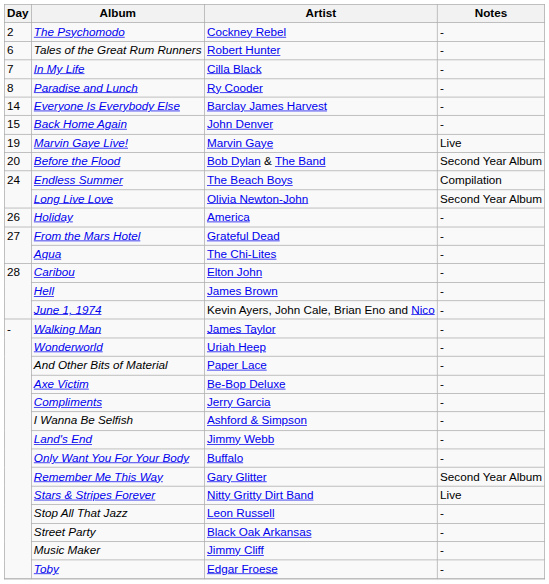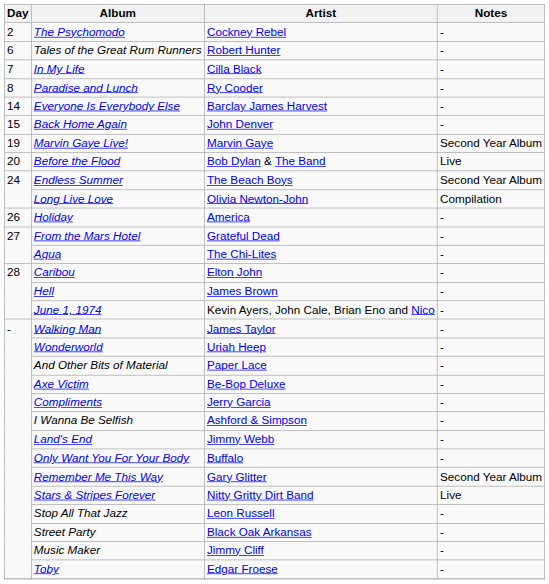(451, 143) Live -> (491, 143) Second Year Album
(491, 161) Second Year Album -> (451, 161) Live
(471, 180) Compilation -> (491, 180) Second Year Album
(491, 198) Second Year Album -> (471, 198) Compilation
